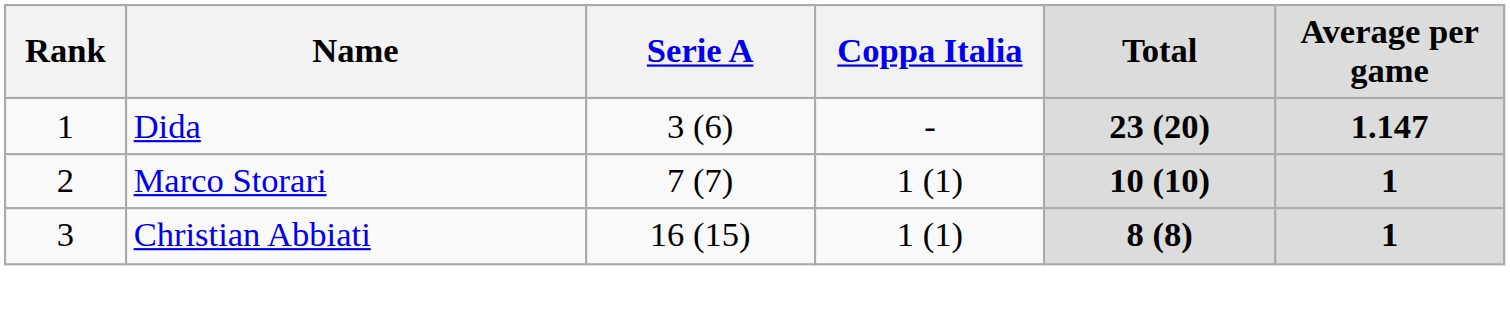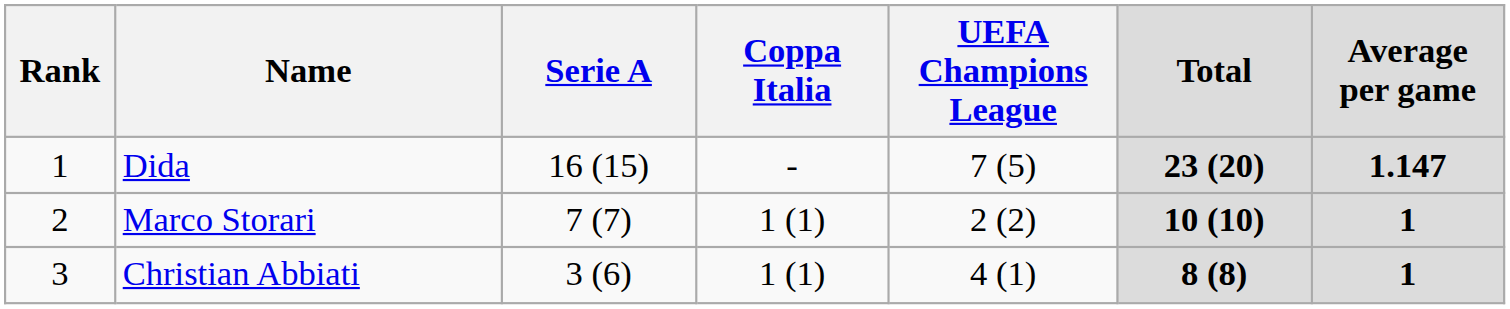+ column: (1003, 70)
(700, 125) 3 (6) -> (599, 164) 16 (15)
(700, 235) 16 (15) -> (599, 274) 3 (6)
